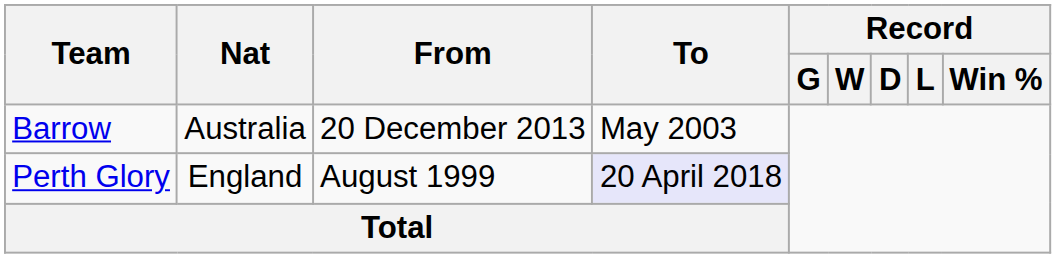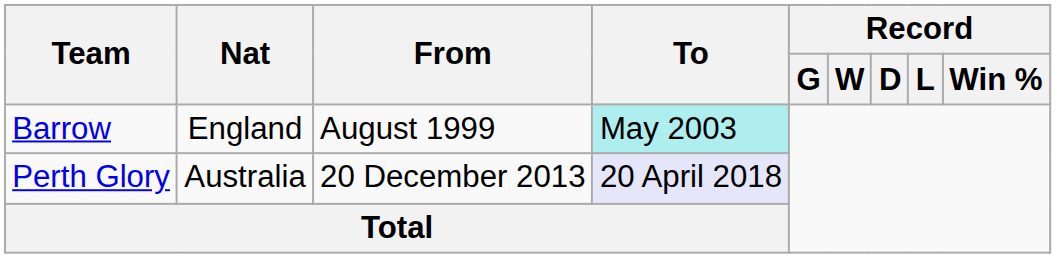(245, 128) Australia -> (245, 128) England
(453, 128) 20 December 2013 -> (408, 128) August 1999
(668, 128) no background -> (668, 128) paleturquoise background
(245, 177) England -> (245, 177) Australia
(408, 177) August 1999 -> (453, 177) 20 December 2013
